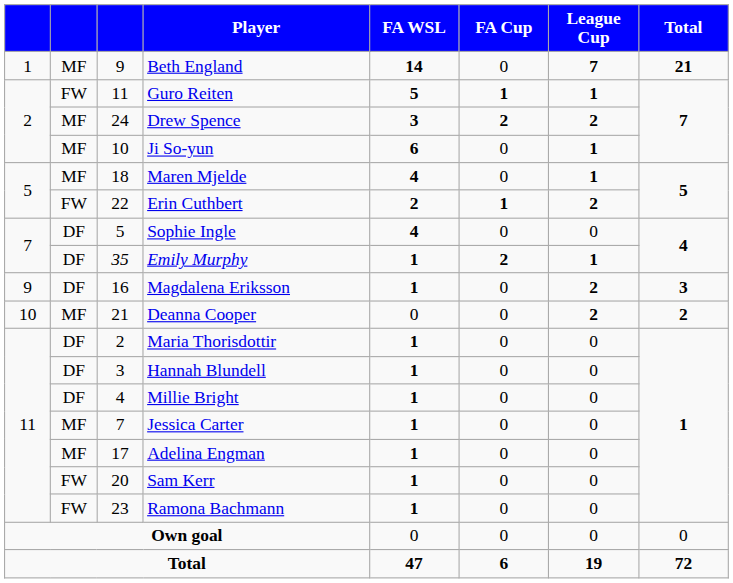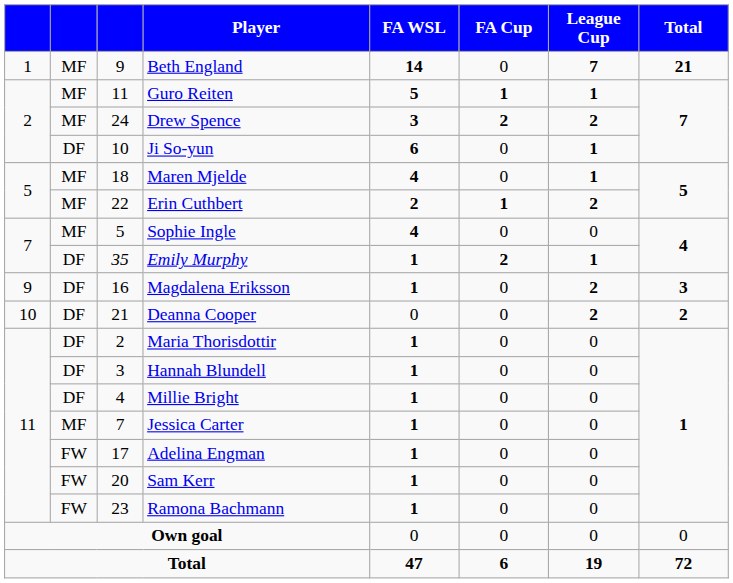(74, 93) FW -> (74, 93) MF
(74, 148) MF -> (74, 148) DF
(74, 203) FW -> (74, 203) MF
(74, 231) DF -> (74, 231) MF
(74, 314) MF -> (74, 314) DF
(74, 452) MF -> (74, 452) FW
